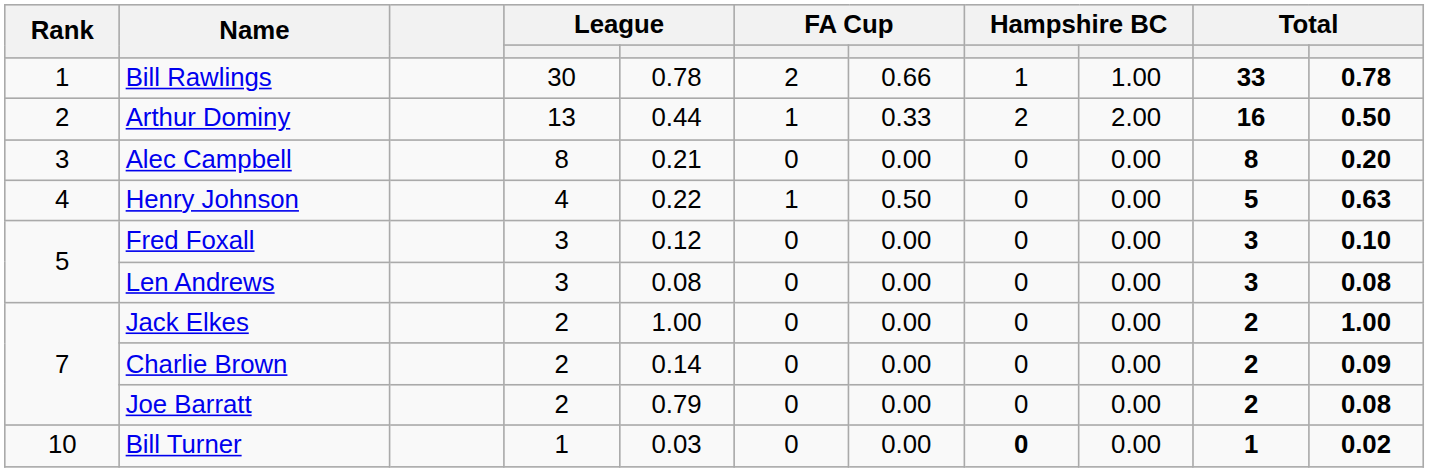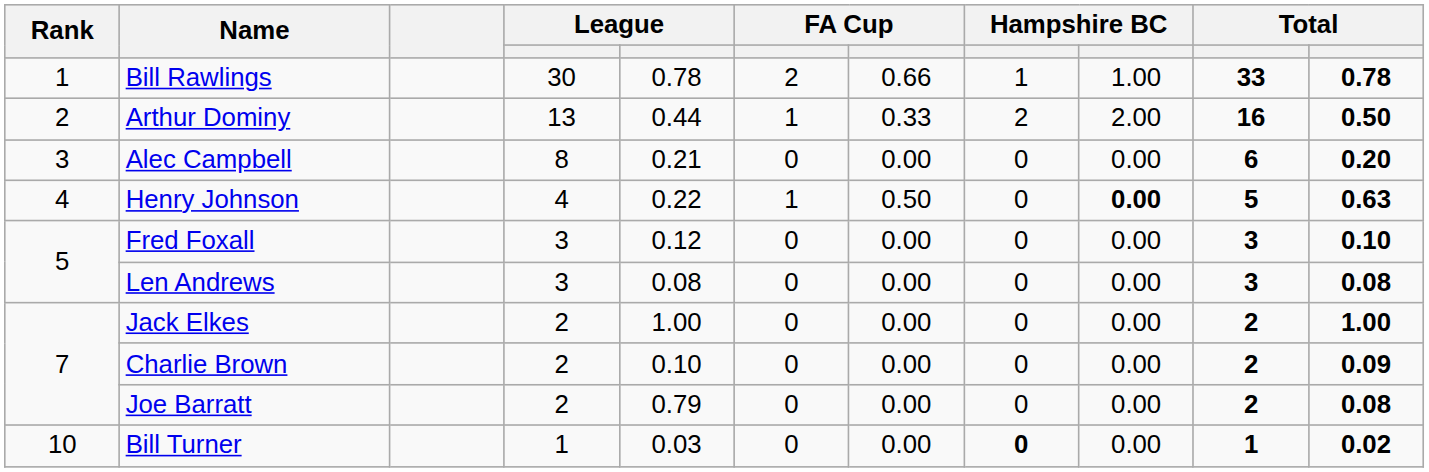(1251, 159) 8 -> (1251, 159) 6
(1136, 200) normal -> (1136, 200) bold
(676, 363) 0.14 -> (676, 363) 0.10
